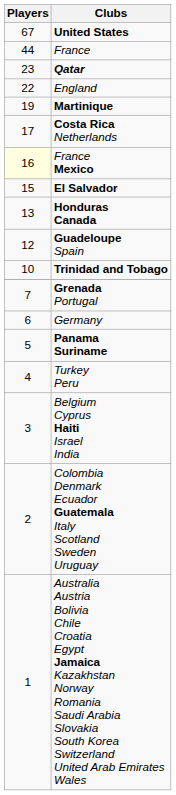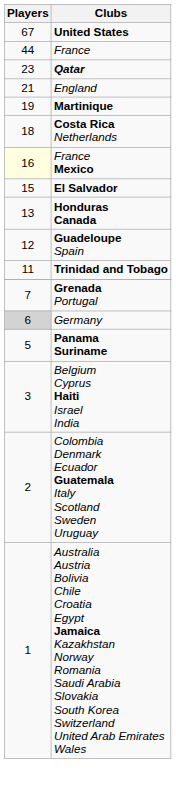(28, 87) 22 -> (28, 87) 21
(28, 131) 17 -> (28, 131) 18
(28, 270) 10 -> (28, 270) 11
(28, 320) no background -> (28, 320) lightgrey background
- row: (71, 377)
